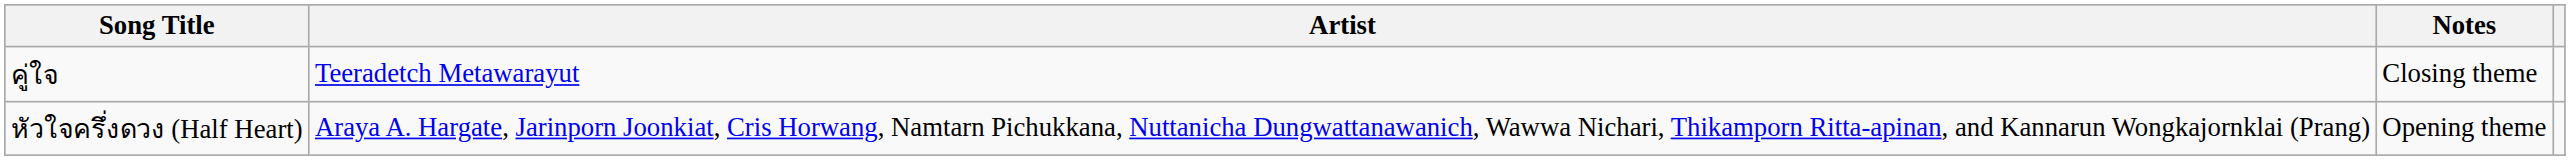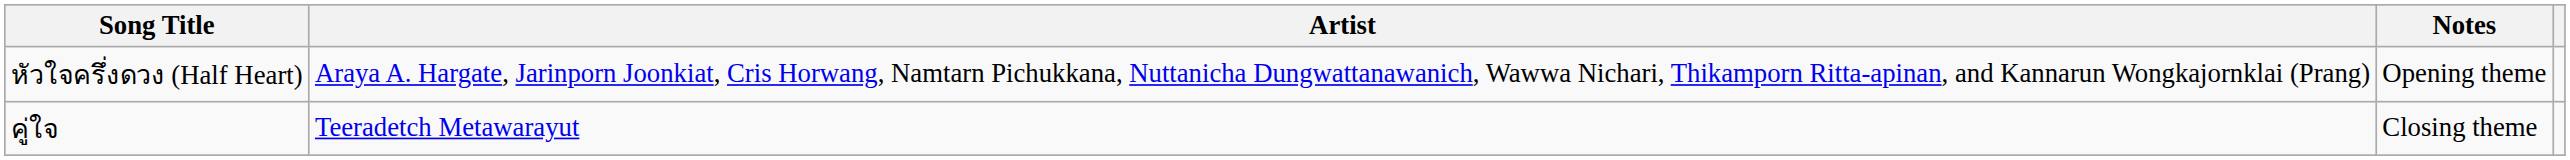rows swapped: (157, 128) <-> (34, 74)
